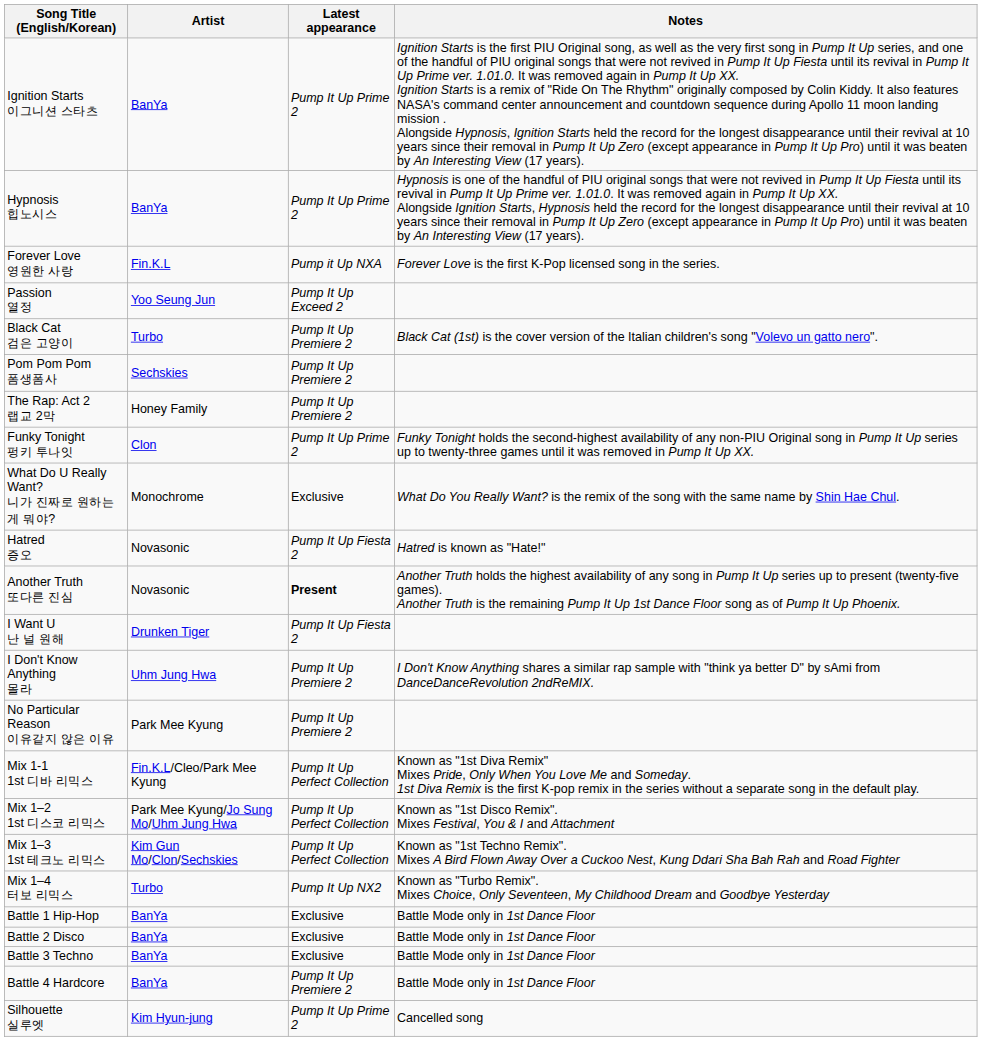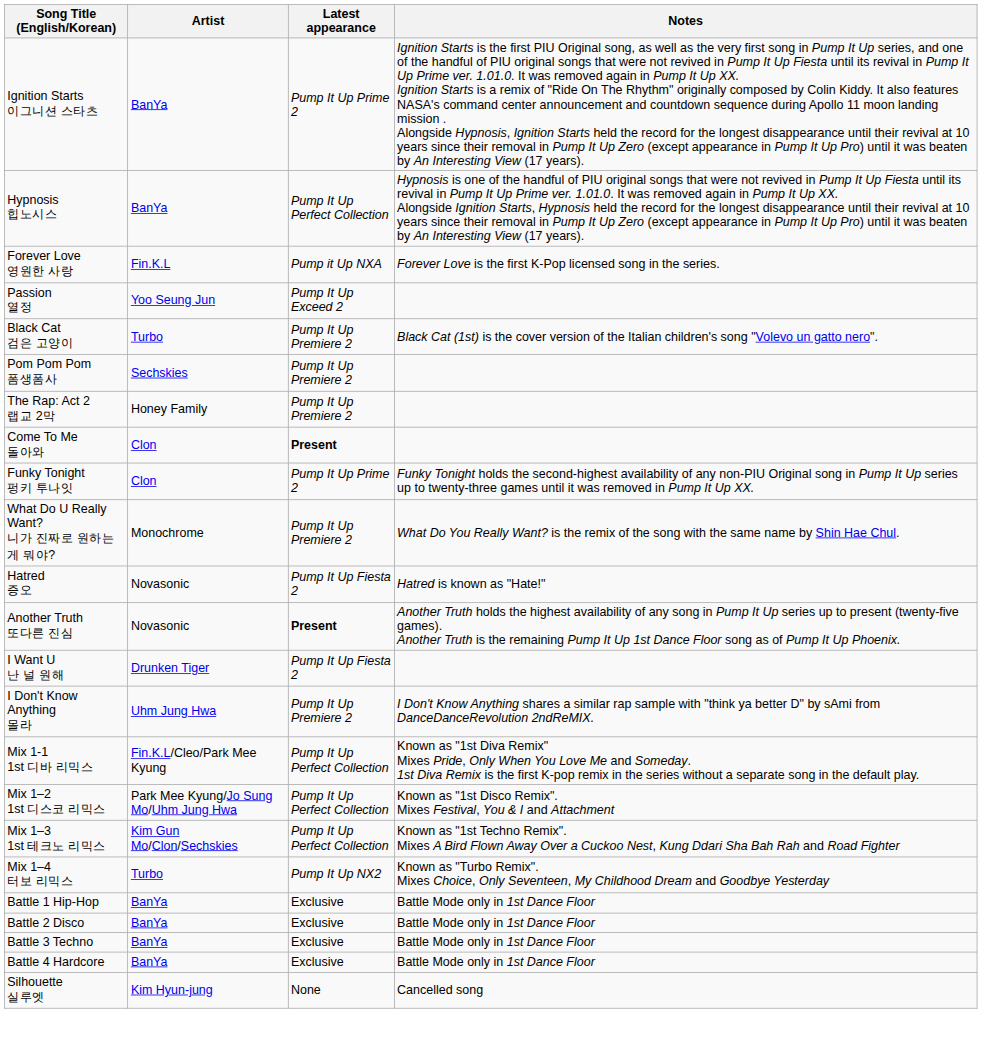(340, 208) Pump It Up Prime 2 -> (340, 208) Pump It Up Perfect Collection
+ row: (43, 444)
(317, 496) Exclusive -> (322, 532) Pump It Up Premiere 2
- row: (61, 724)
(322, 983) Pump It Up Premiere 2 -> (317, 962) Exclusive
(340, 1018) Pump It Up Prime 2 -> (306, 990) None
